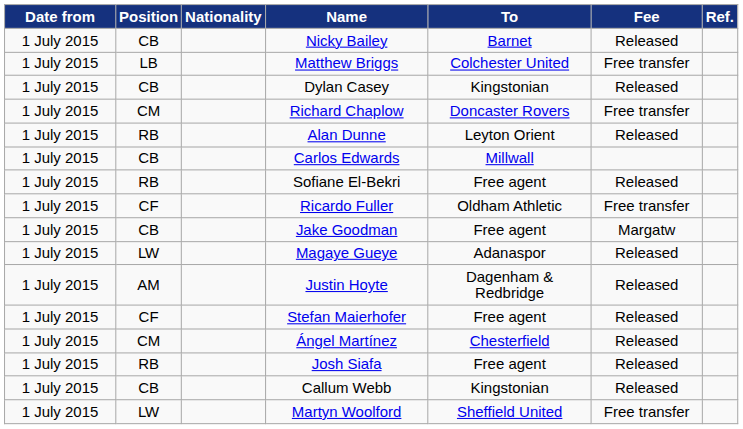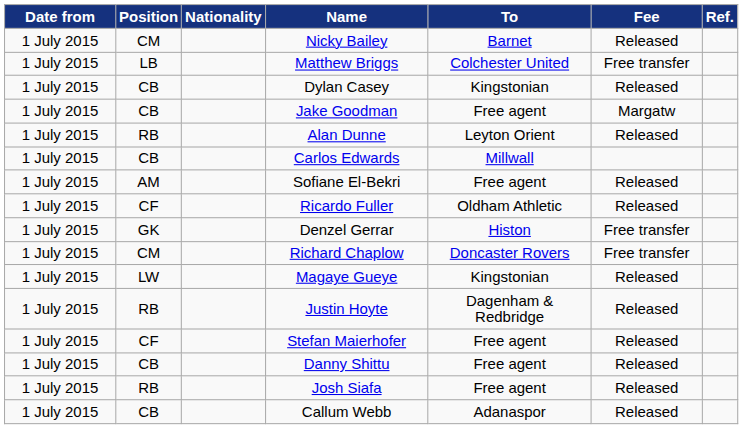(149, 40) CB -> (149, 40) CM
rows swapped: (347, 111) <-> (347, 230)
(149, 182) RB -> (149, 182) AM
(647, 206) Free transfer -> (647, 206) Released
+ row: (347, 230)
(510, 253) Adanaspor -> (510, 277) Kingstonian
(149, 285) AM -> (149, 309) RB
- row: (347, 341)
+ row: (347, 365)
(510, 388) Kingstonian -> (510, 412) Adanaspor
- row: (347, 412)
